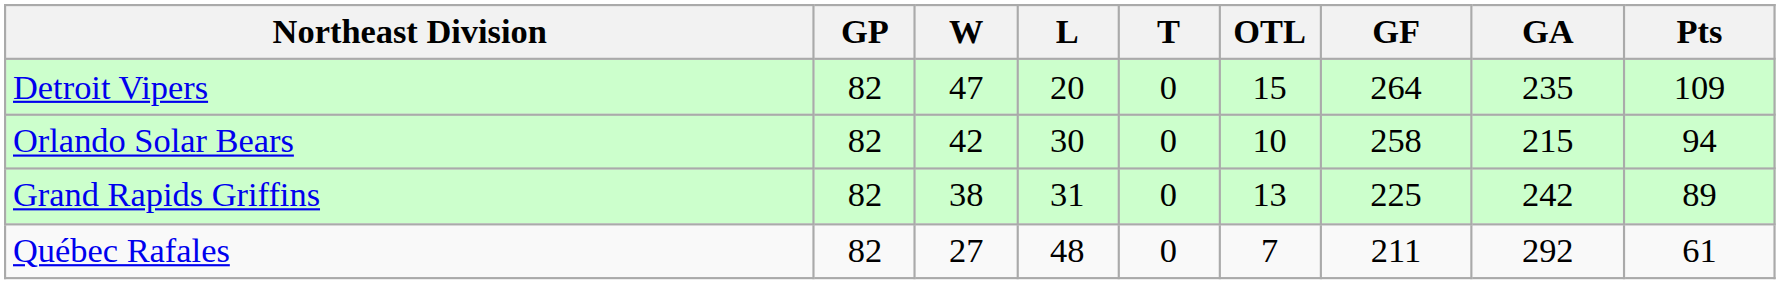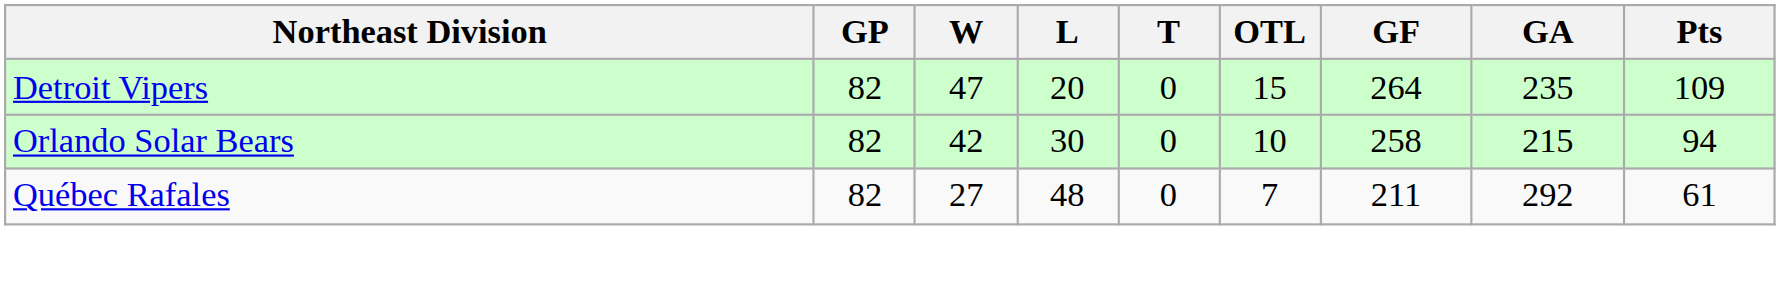- row: (167, 195)
